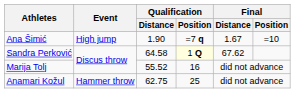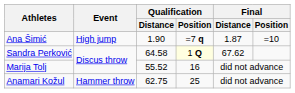(233, 39) 1.67 -> (233, 39) 1.87
